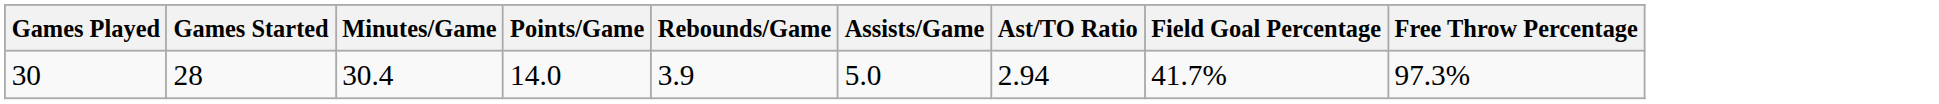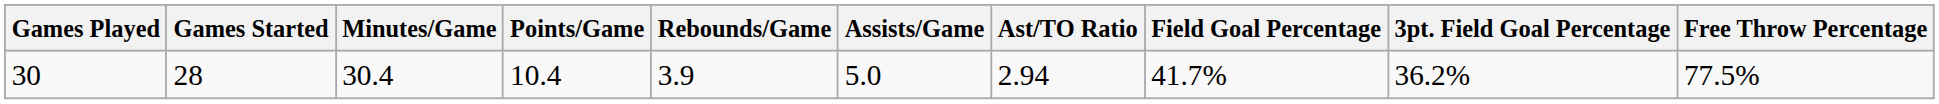+ column: (1532, 29)
(536, 74) 14.0 -> (536, 74) 10.4
(1432, 74) 97.3% -> (1722, 74) 77.5%
